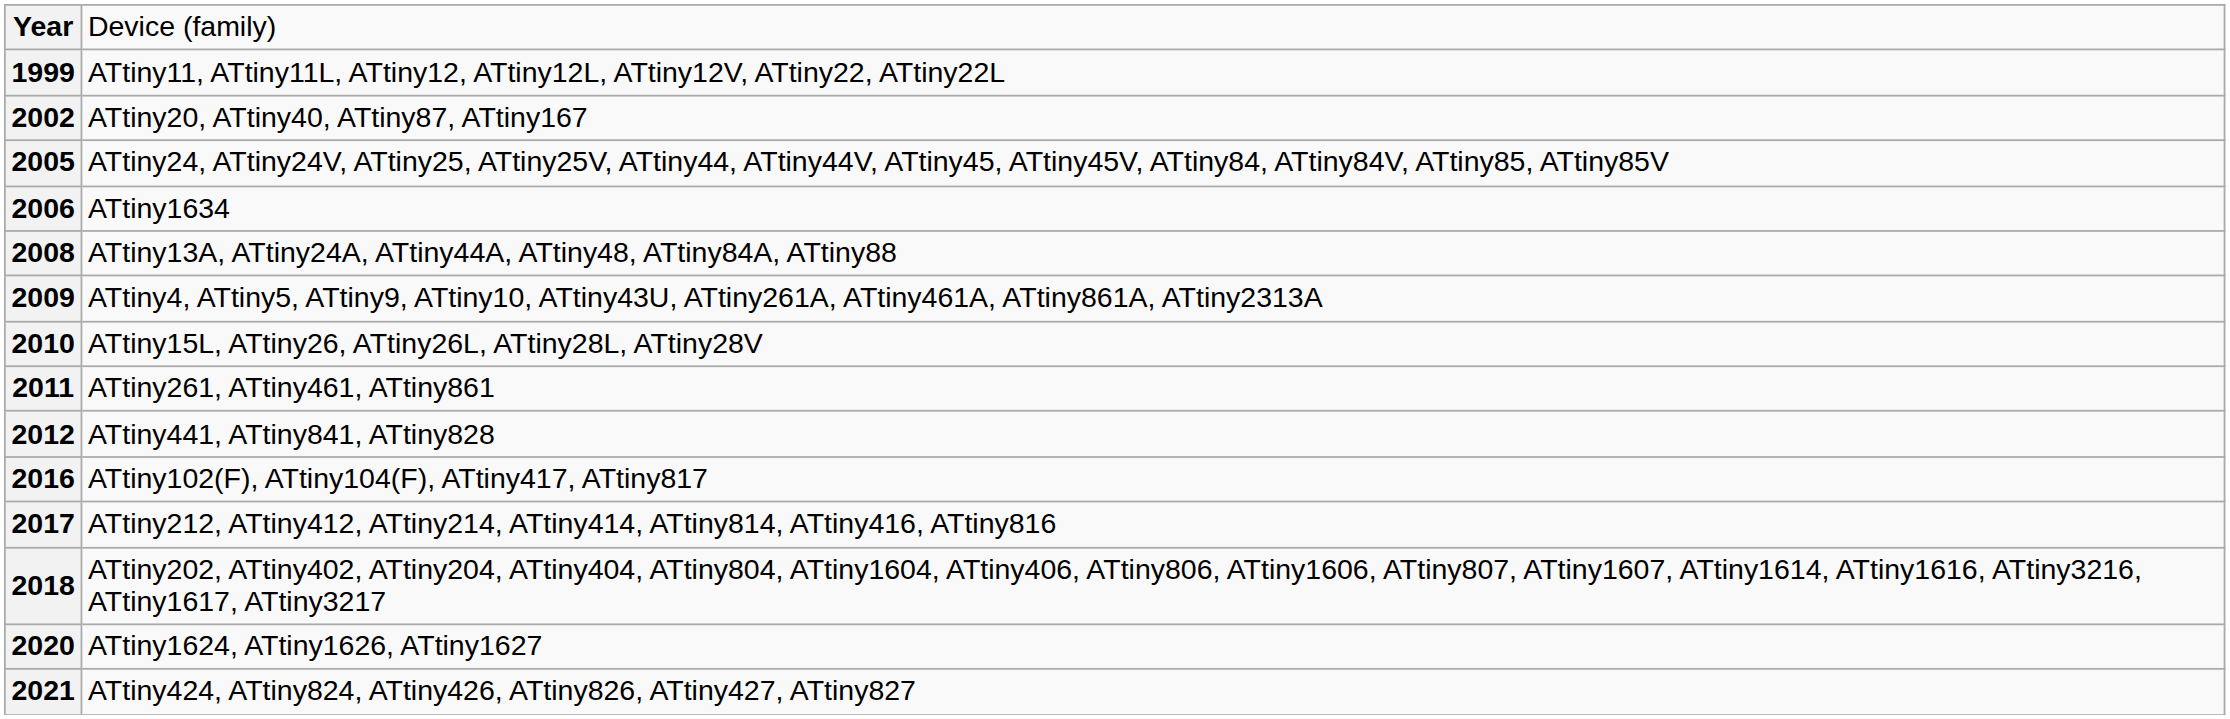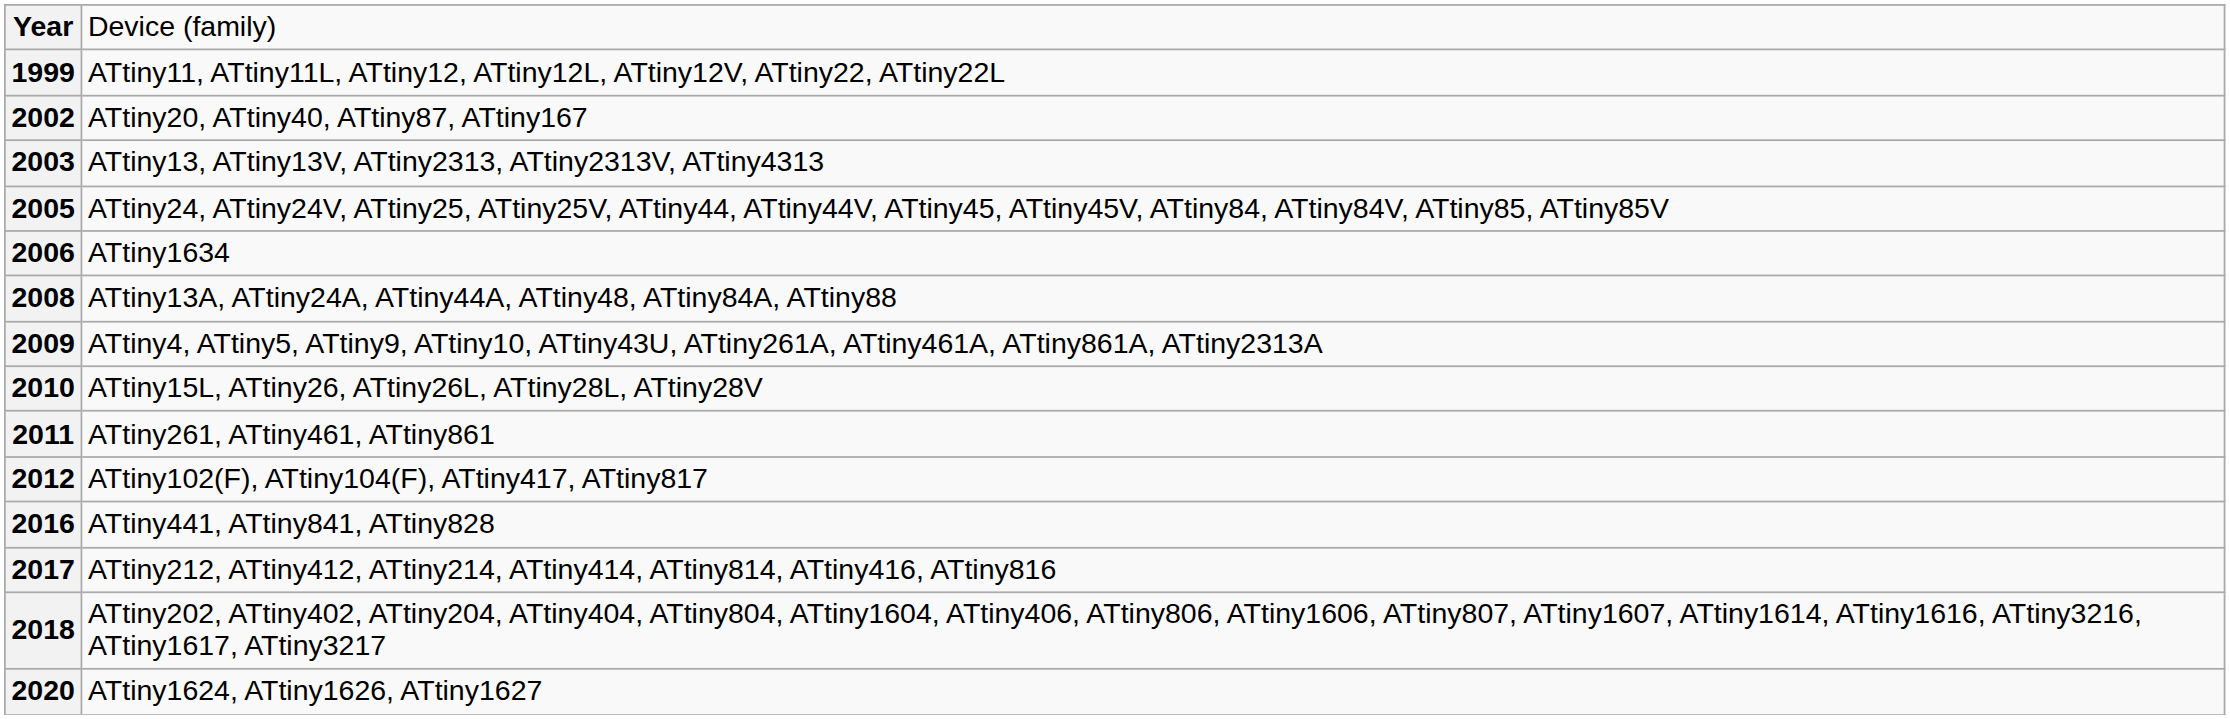+ row: (43, 162)
(291, 433) ATtiny441, ATtiny841, ATtiny828 -> (398, 478) ATtiny102(F), ATtiny104(F), ATtiny417, ATtiny817
(398, 478) ATtiny102(F), ATtiny104(F), ATtiny417, ATtiny817 -> (291, 523) ATtiny441, ATtiny841, ATtiny828
- row: (43, 691)
